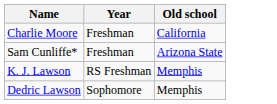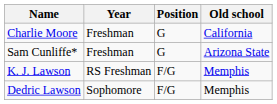+ column: (178, 14)
